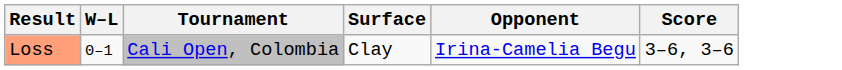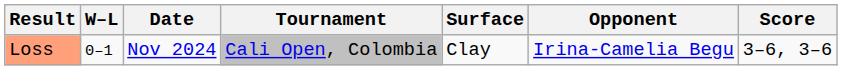+ column: (172, 20)
